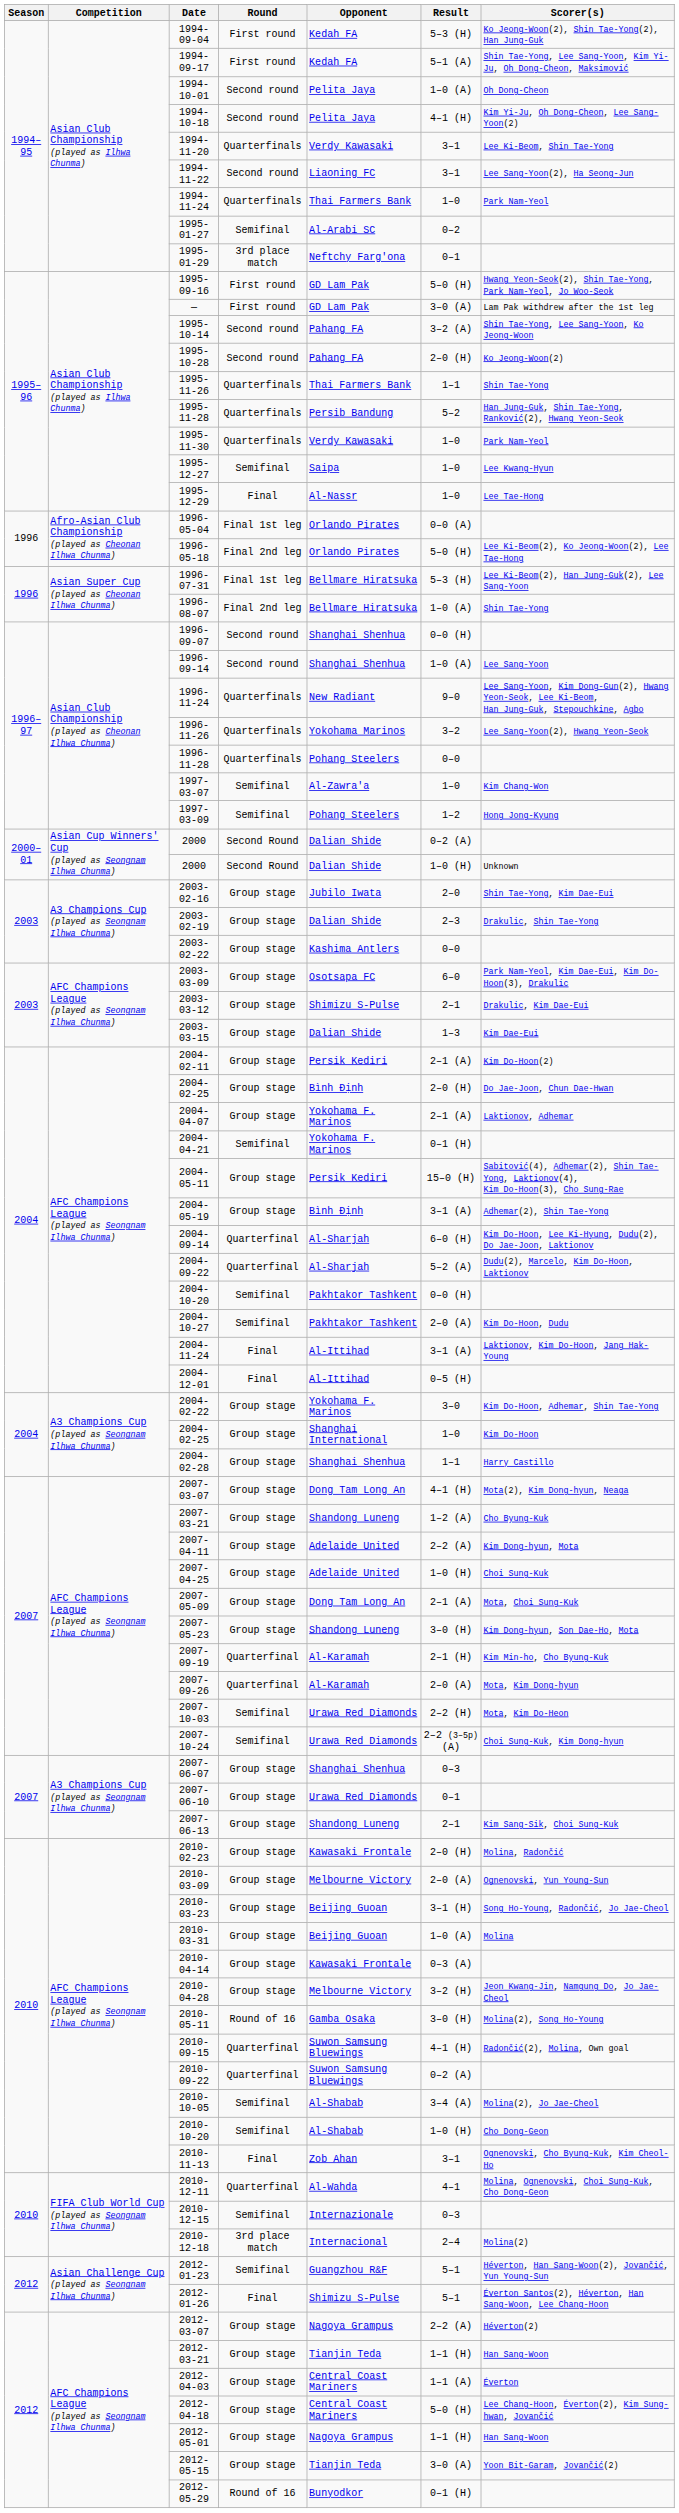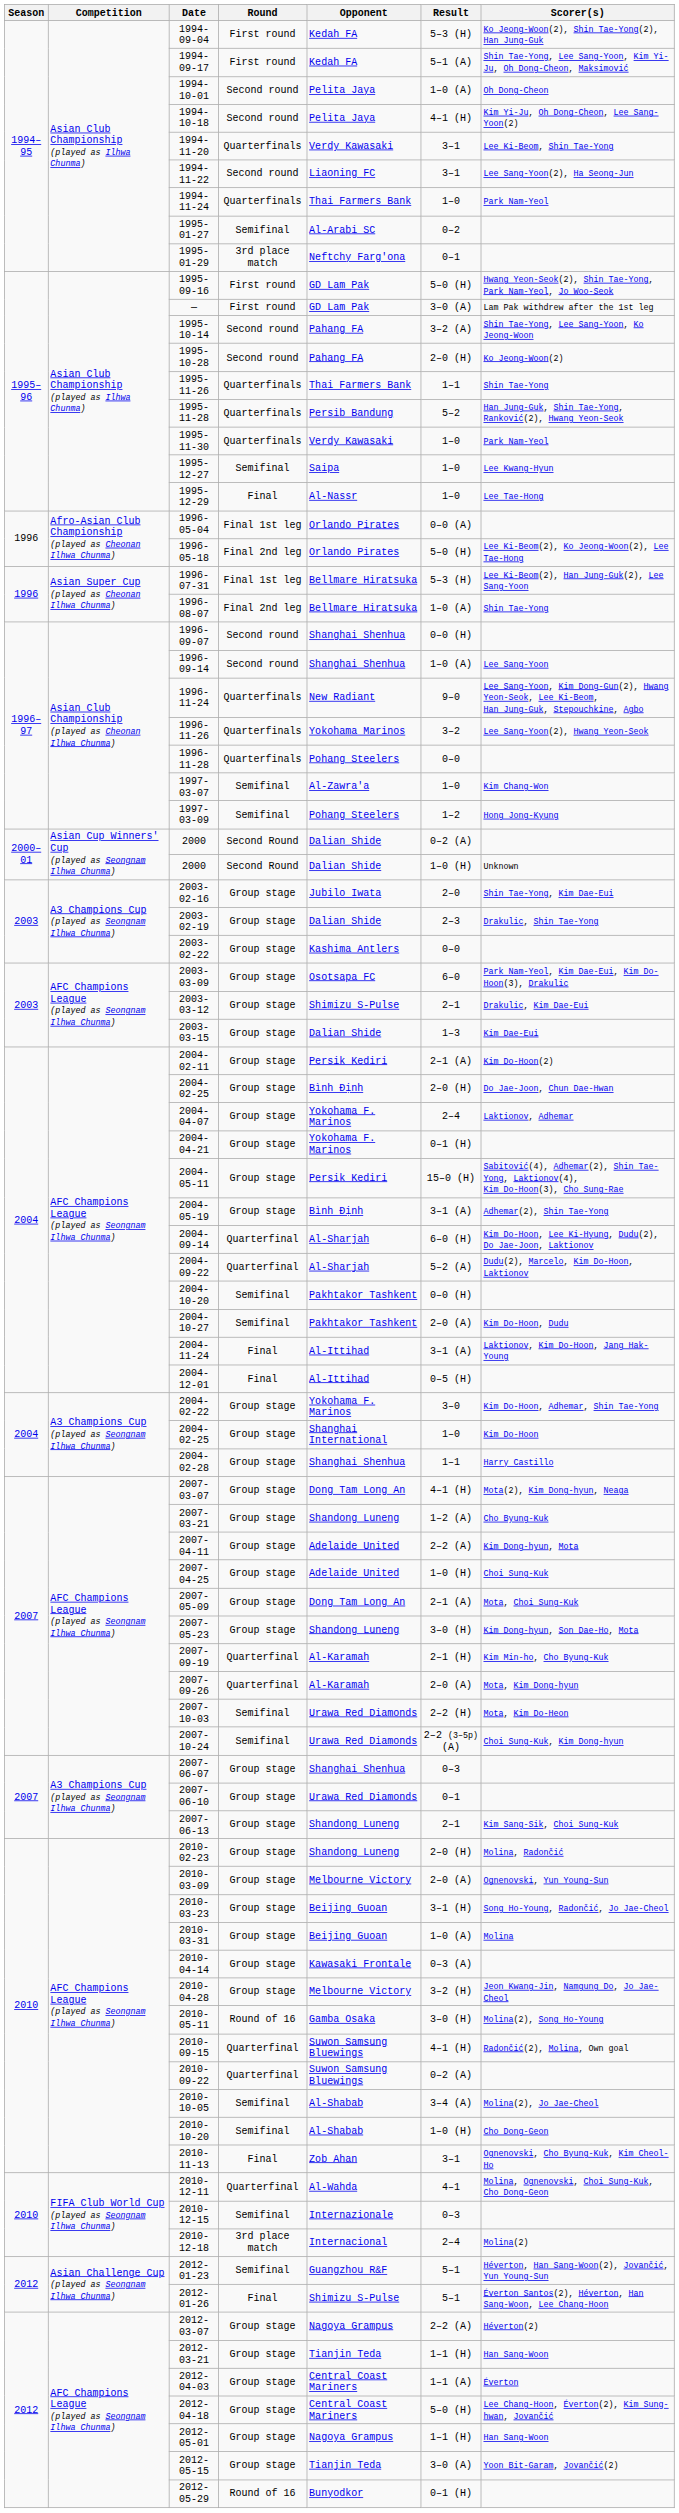(451, 1117) 2–1 (A) -> (451, 1117) 2–4
(263, 1144) Semifinal -> (263, 1144) Group stage
(360, 1853) Kawasaki Frontale -> (354, 1853) Shandong Luneng
